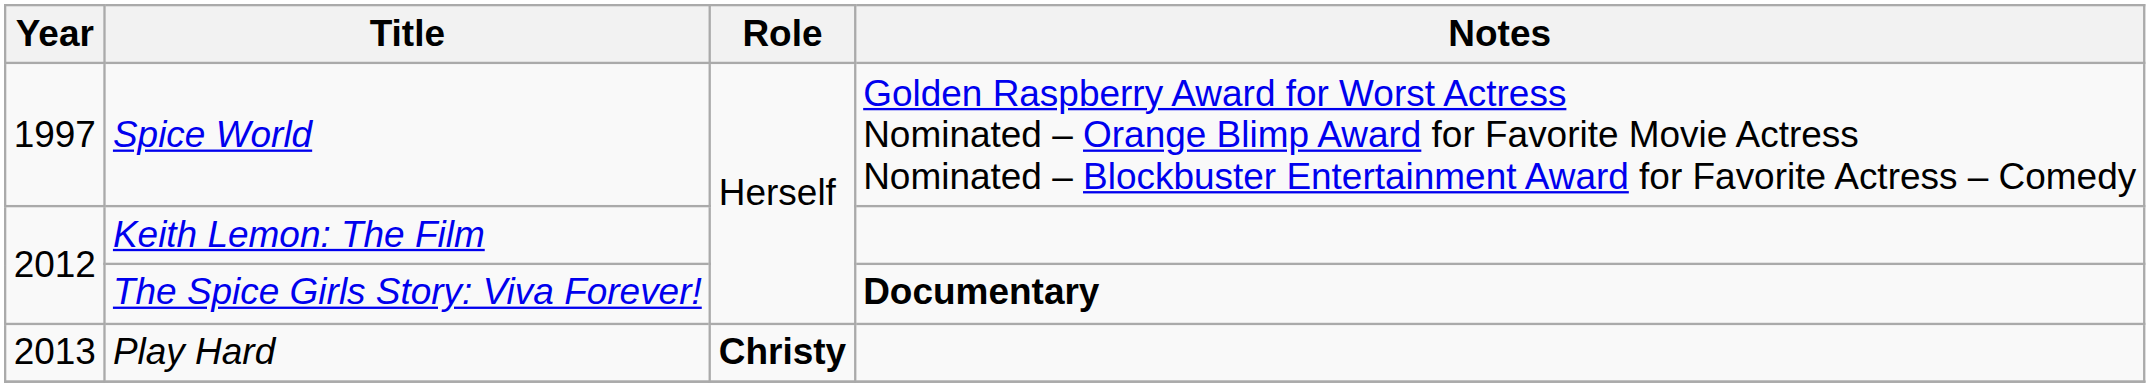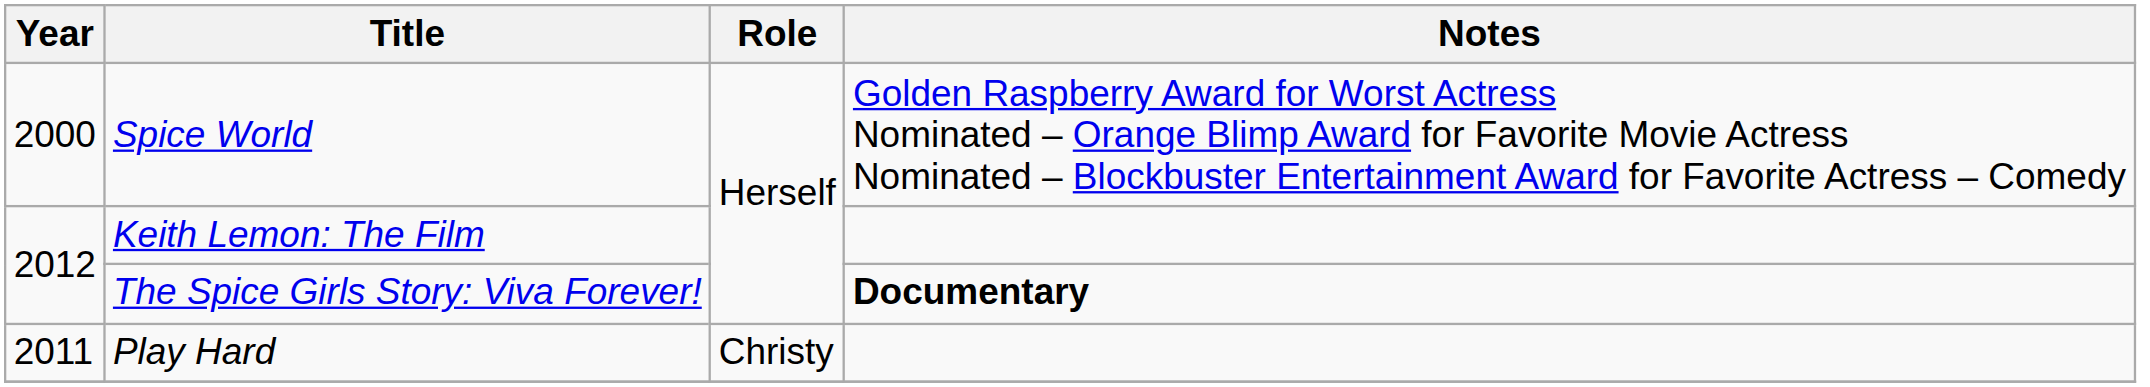(55, 134) 1997 -> (55, 134) 2000
(55, 351) 2013 -> (53, 351) 2011
(782, 351) bold -> (776, 351) normal
